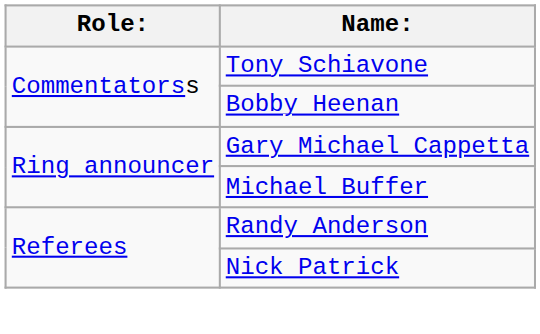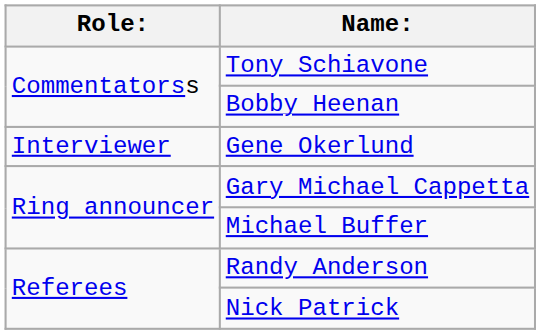+ row: (320, 147)
